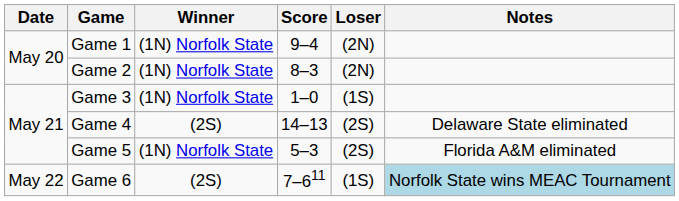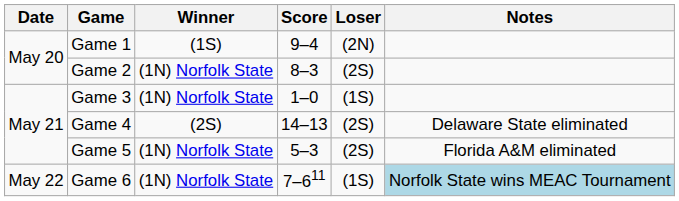(206, 44) (1N) Norfolk State -> (206, 44) (1S)
(358, 71) (2N) -> (358, 71) (2S)
(206, 179) (2S) -> (206, 179) (1N) Norfolk State
